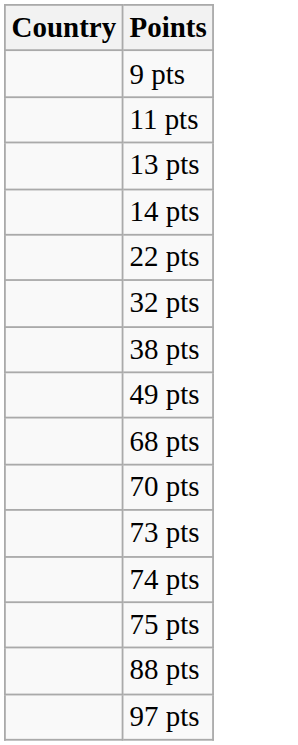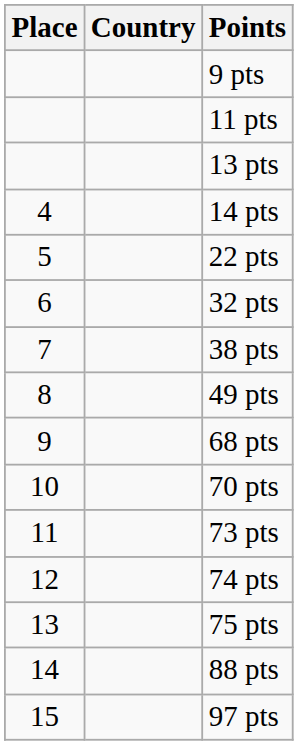+ column: (45, 27)
